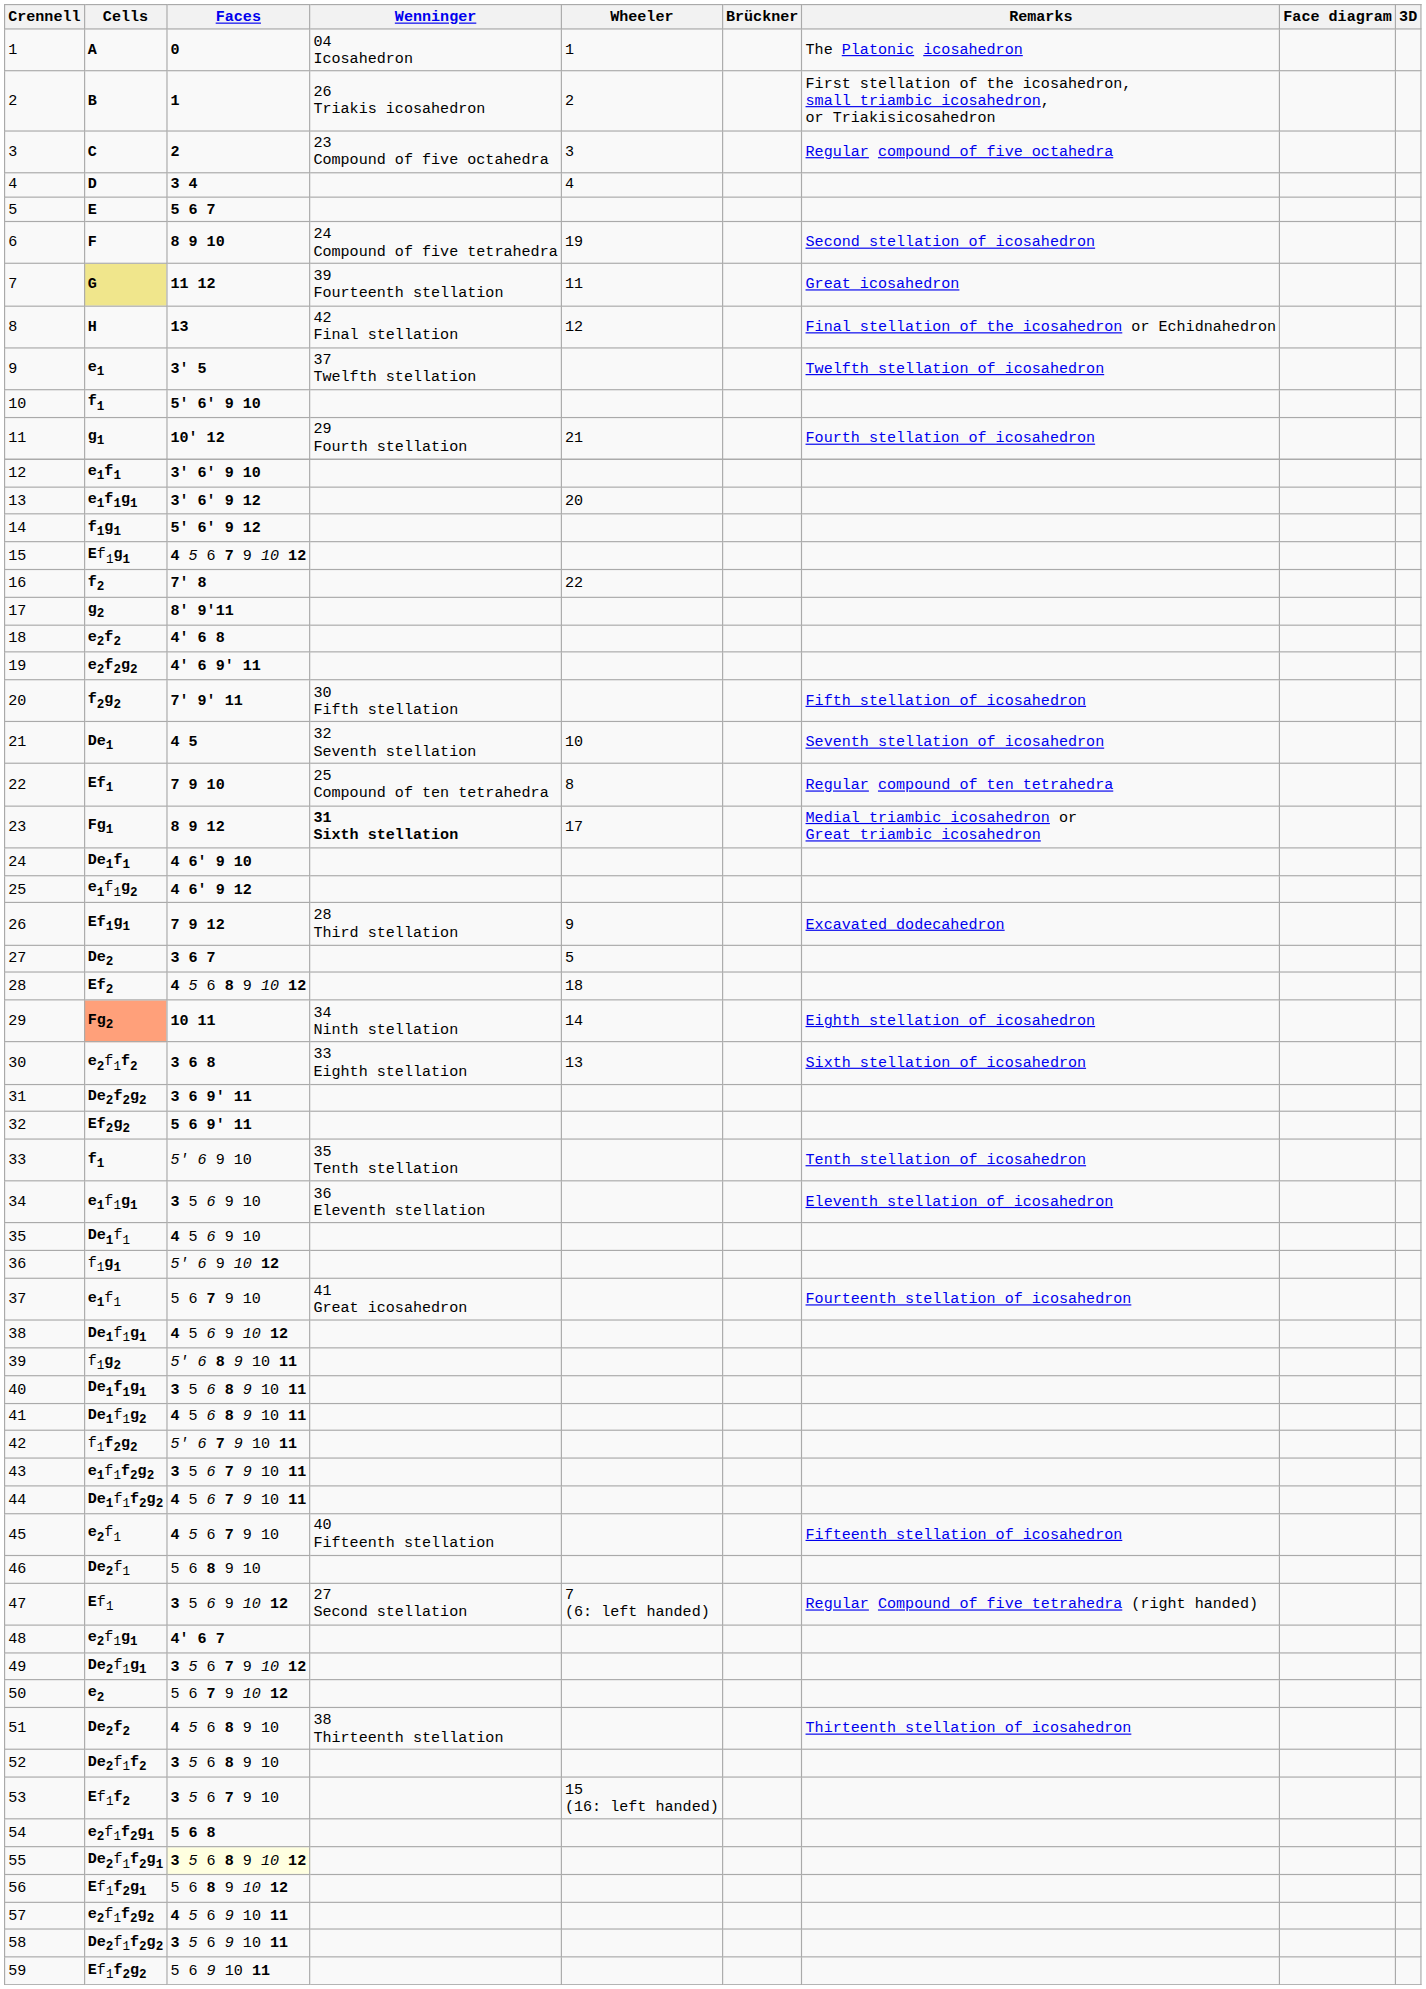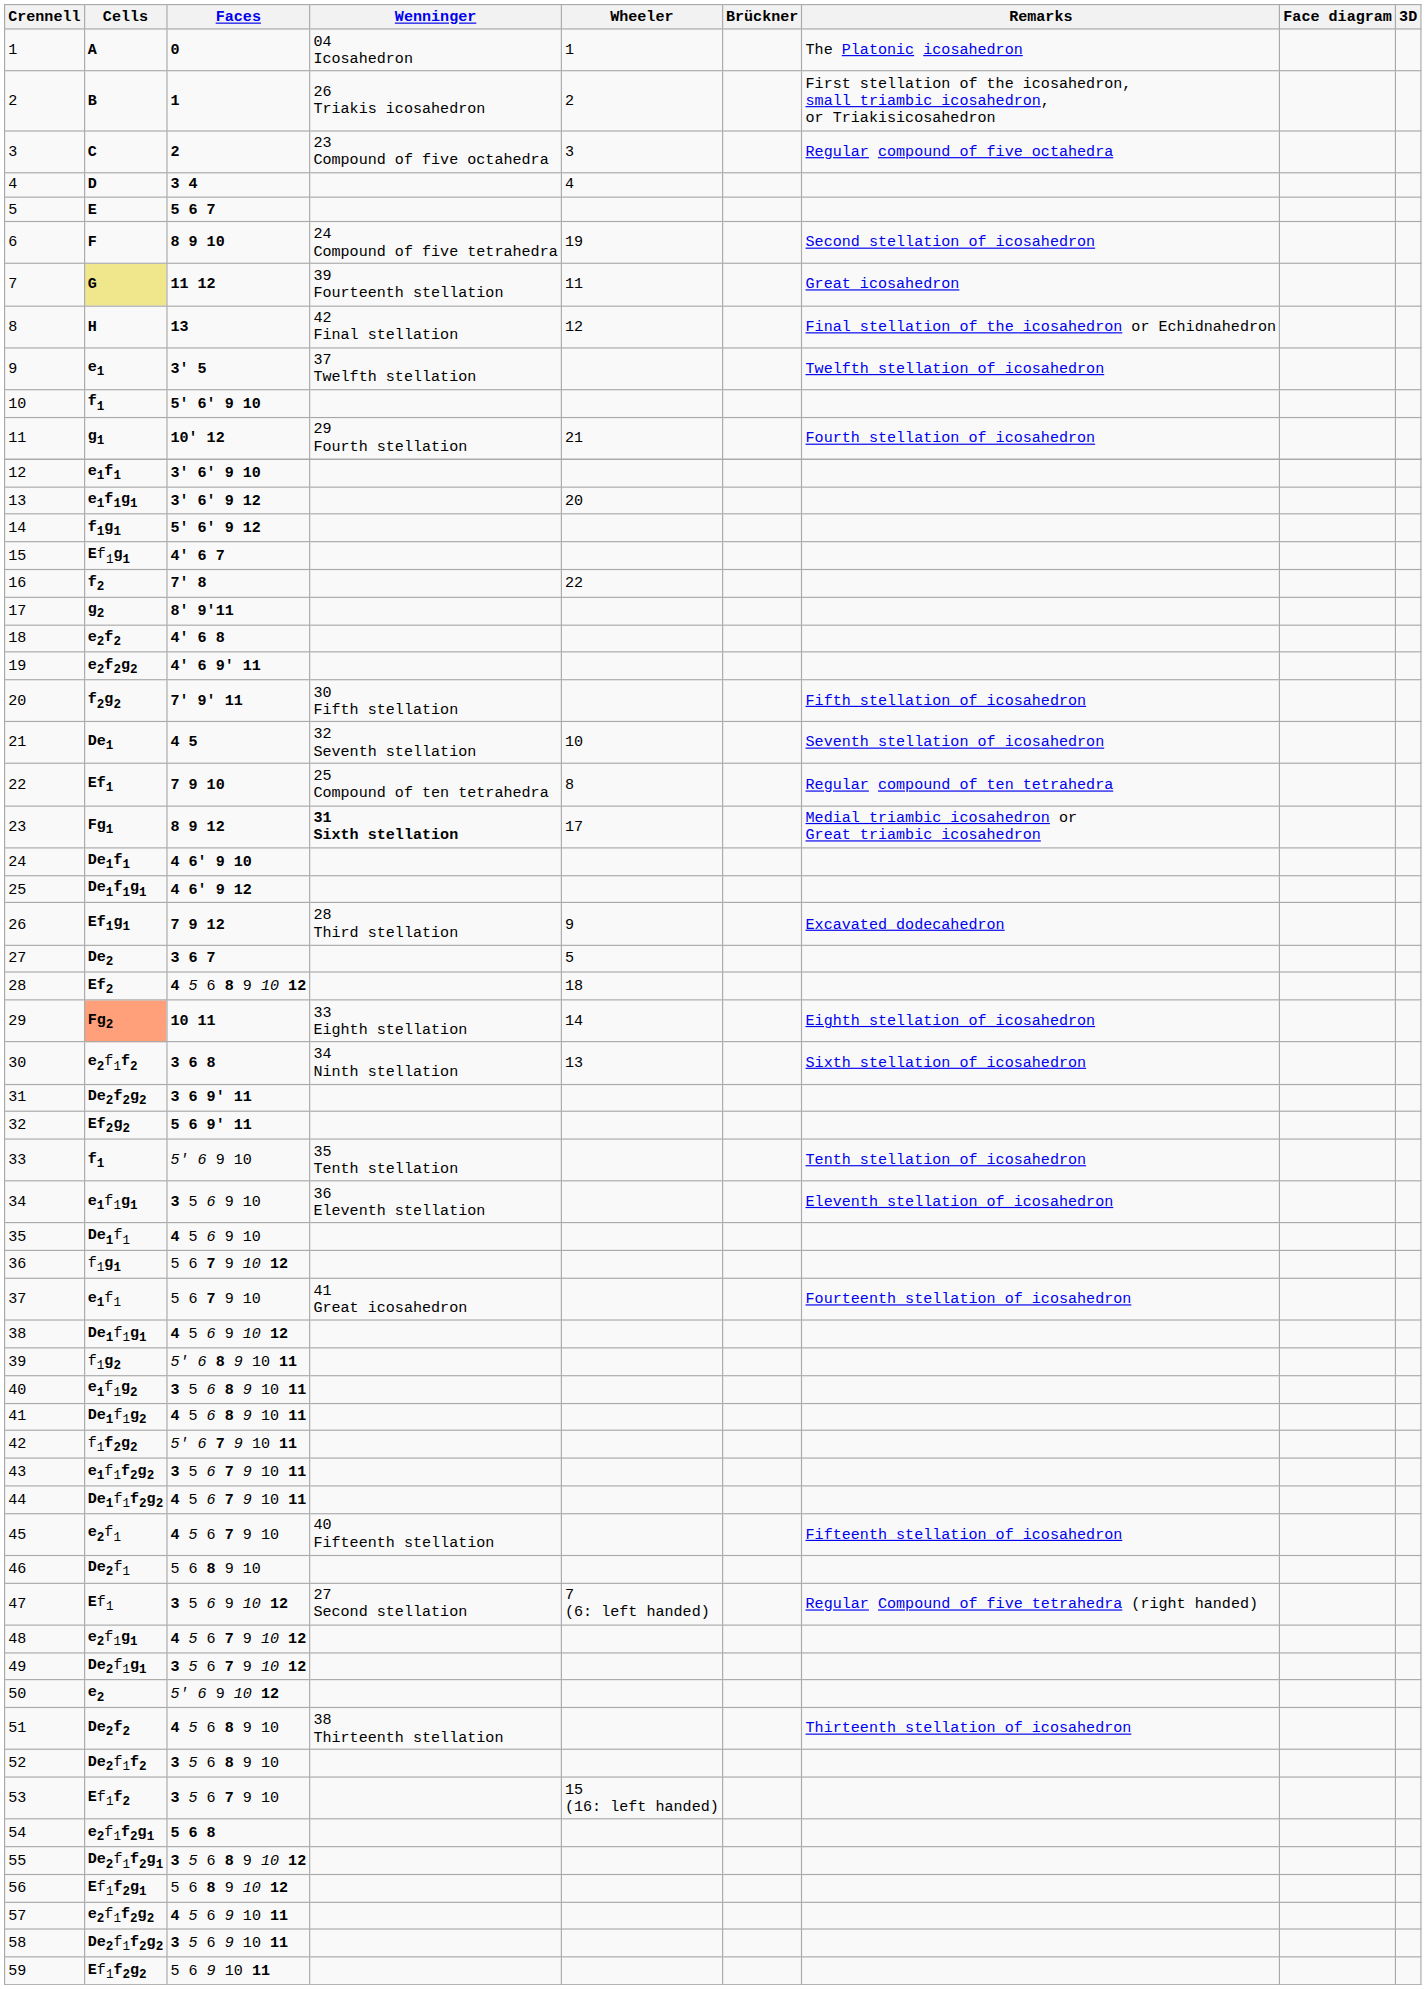(238, 556) 4 5 6 7 9 10 12 -> (198, 556) 4' 6 7
(113, 889) e1f1g2 -> (117, 889) De1f1g1
(386, 1021) 34 Ninth stellation -> (390, 1021) 33 Eighth stellation
(390, 1063) 33 Eighth stellation -> (386, 1063) 34 Ninth stellation
(225, 1265) 5' 6 9 10 12 -> (229, 1265) 5 6 7 9 10 12
(117, 1389) De1f1g1 -> (113, 1389) e1f1g2
(198, 1639) 4' 6 7 -> (238, 1639) 4 5 6 7 9 10 12
(229, 1694) 5 6 7 9 10 12 -> (225, 1694) 5' 6 9 10 12
(238, 1861) lightyellow background -> (238, 1861) no background
